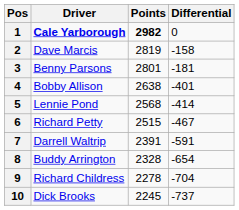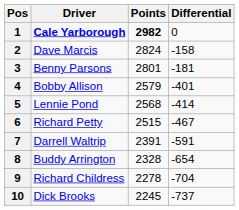(148, 50) 2819 -> (148, 50) 2824
(148, 86) 2638 -> (148, 86) 2579
